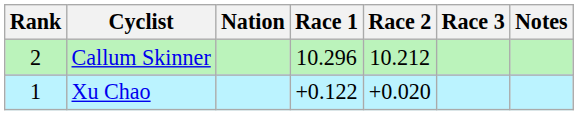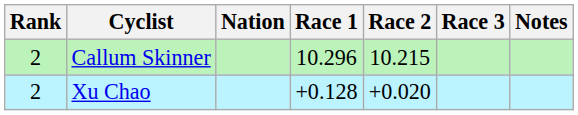(400, 57) 10.212 -> (400, 57) 10.215
(36, 92) 1 -> (36, 92) 2
(326, 92) +0.122 -> (326, 92) +0.128
